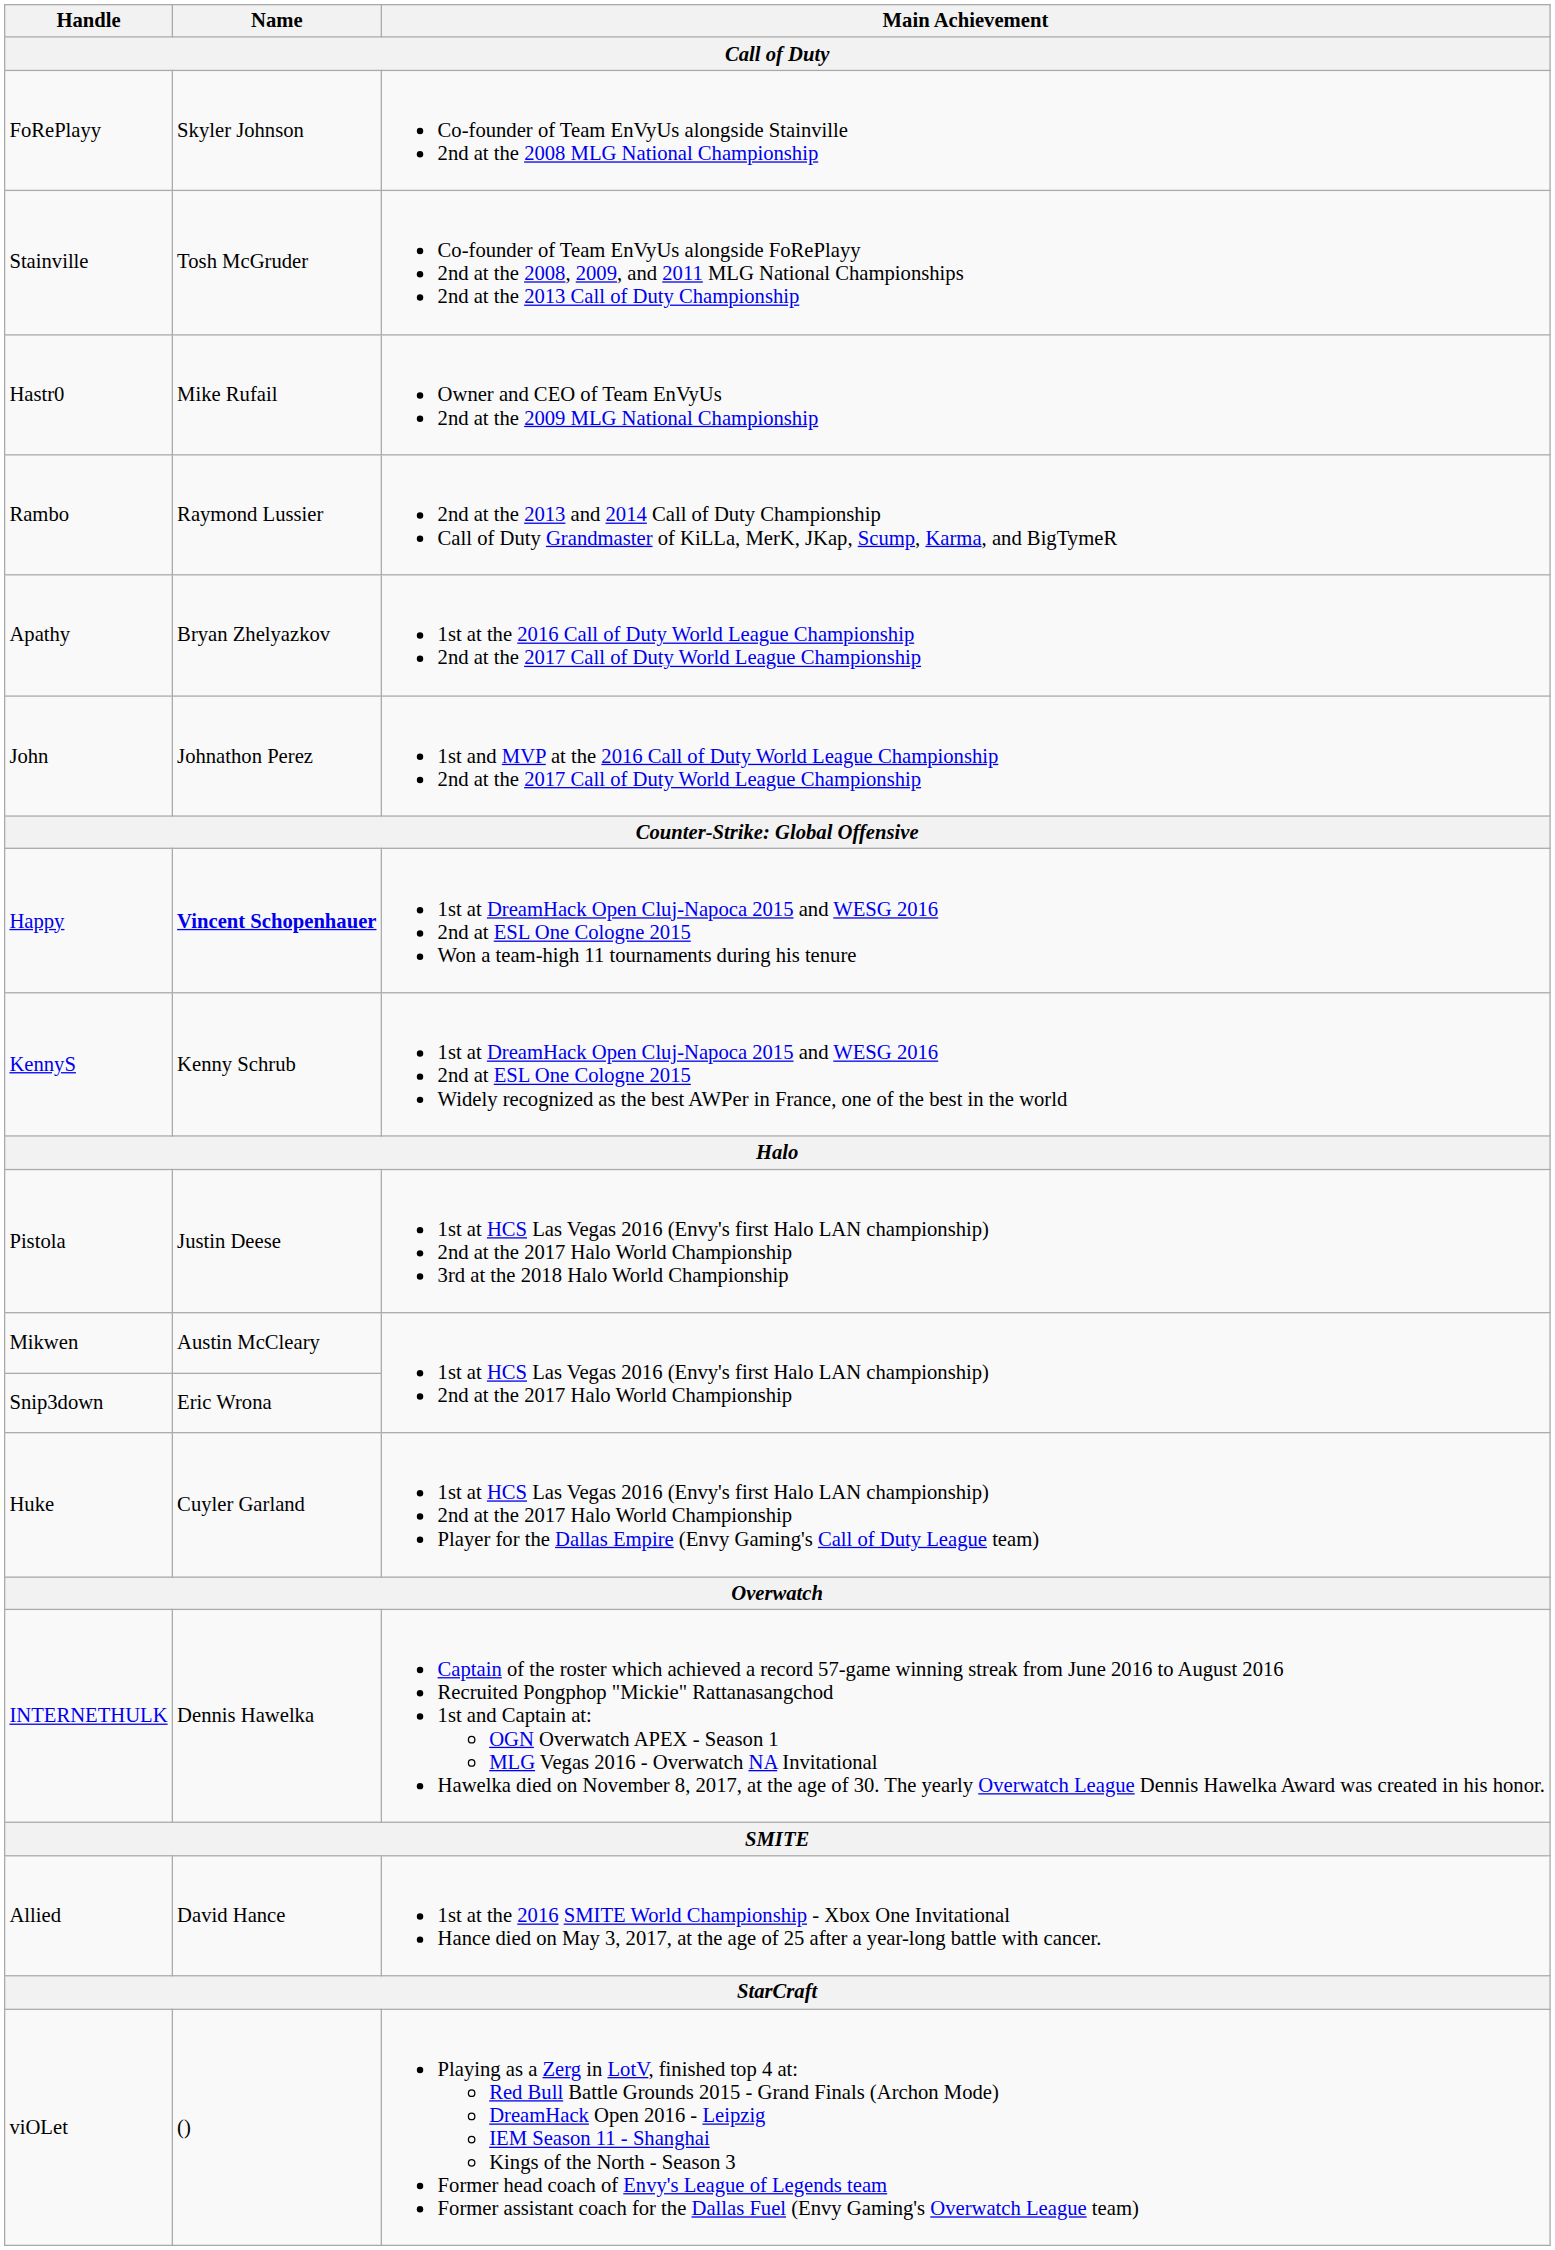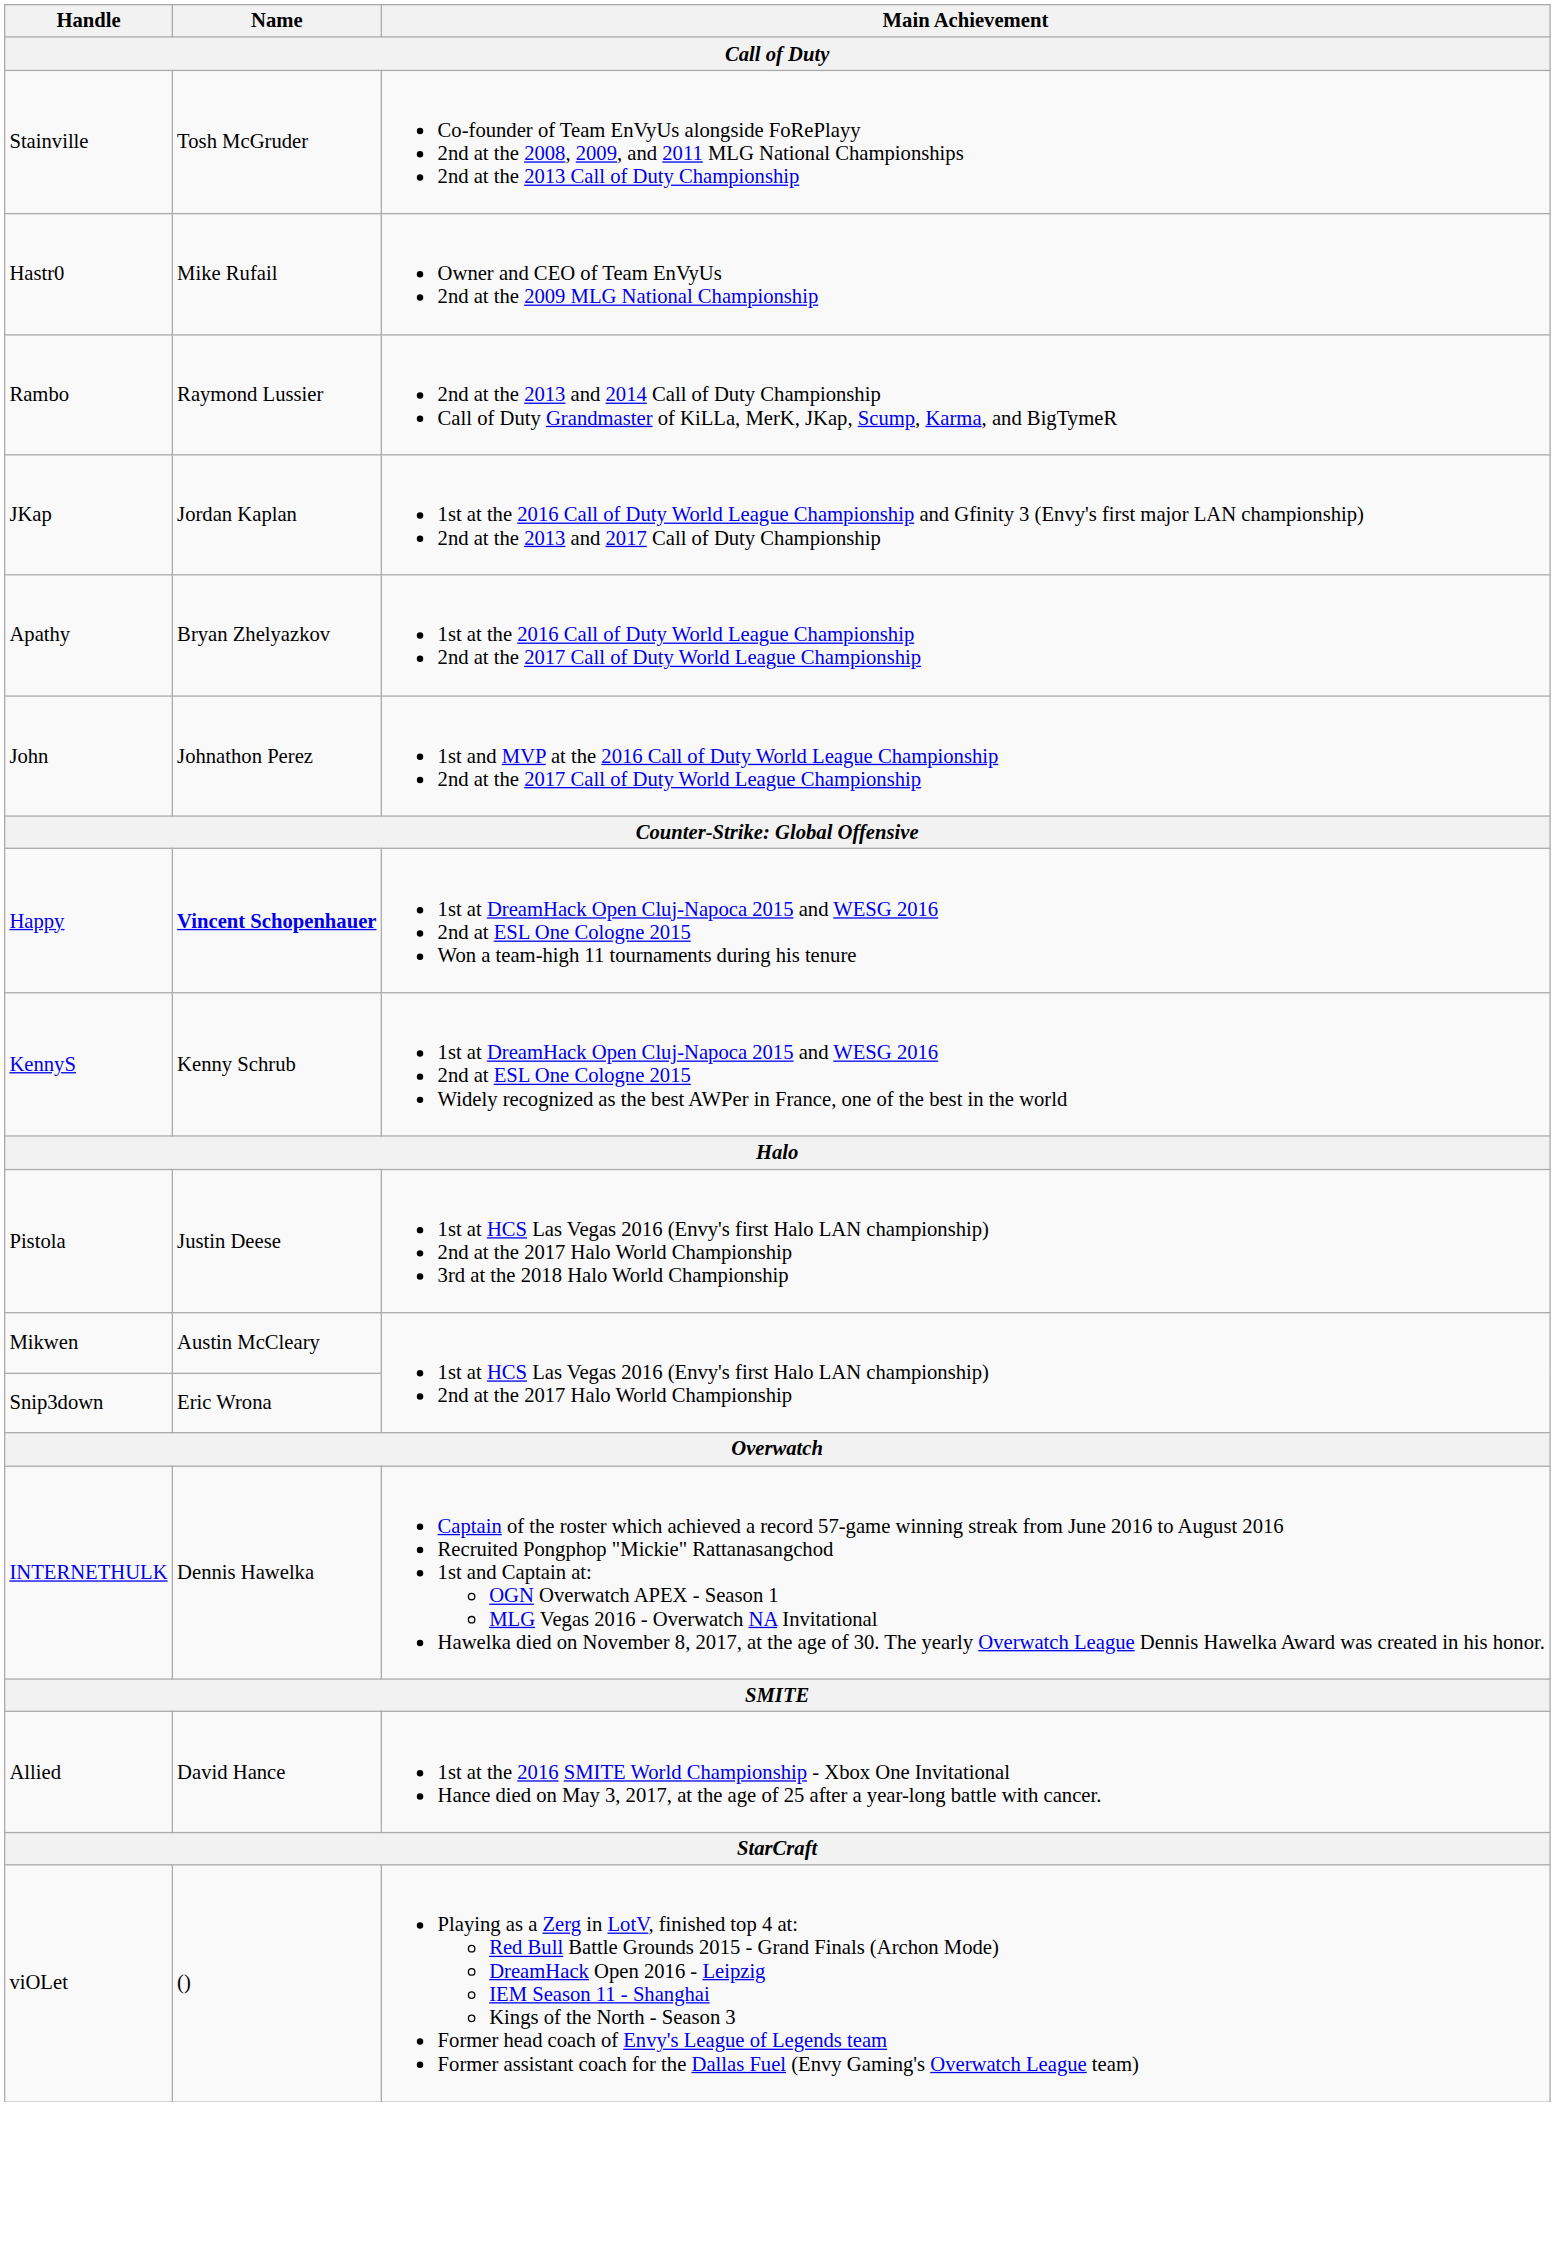- row: (55, 130)
+ row: (31, 514)
- row: (32, 1504)
